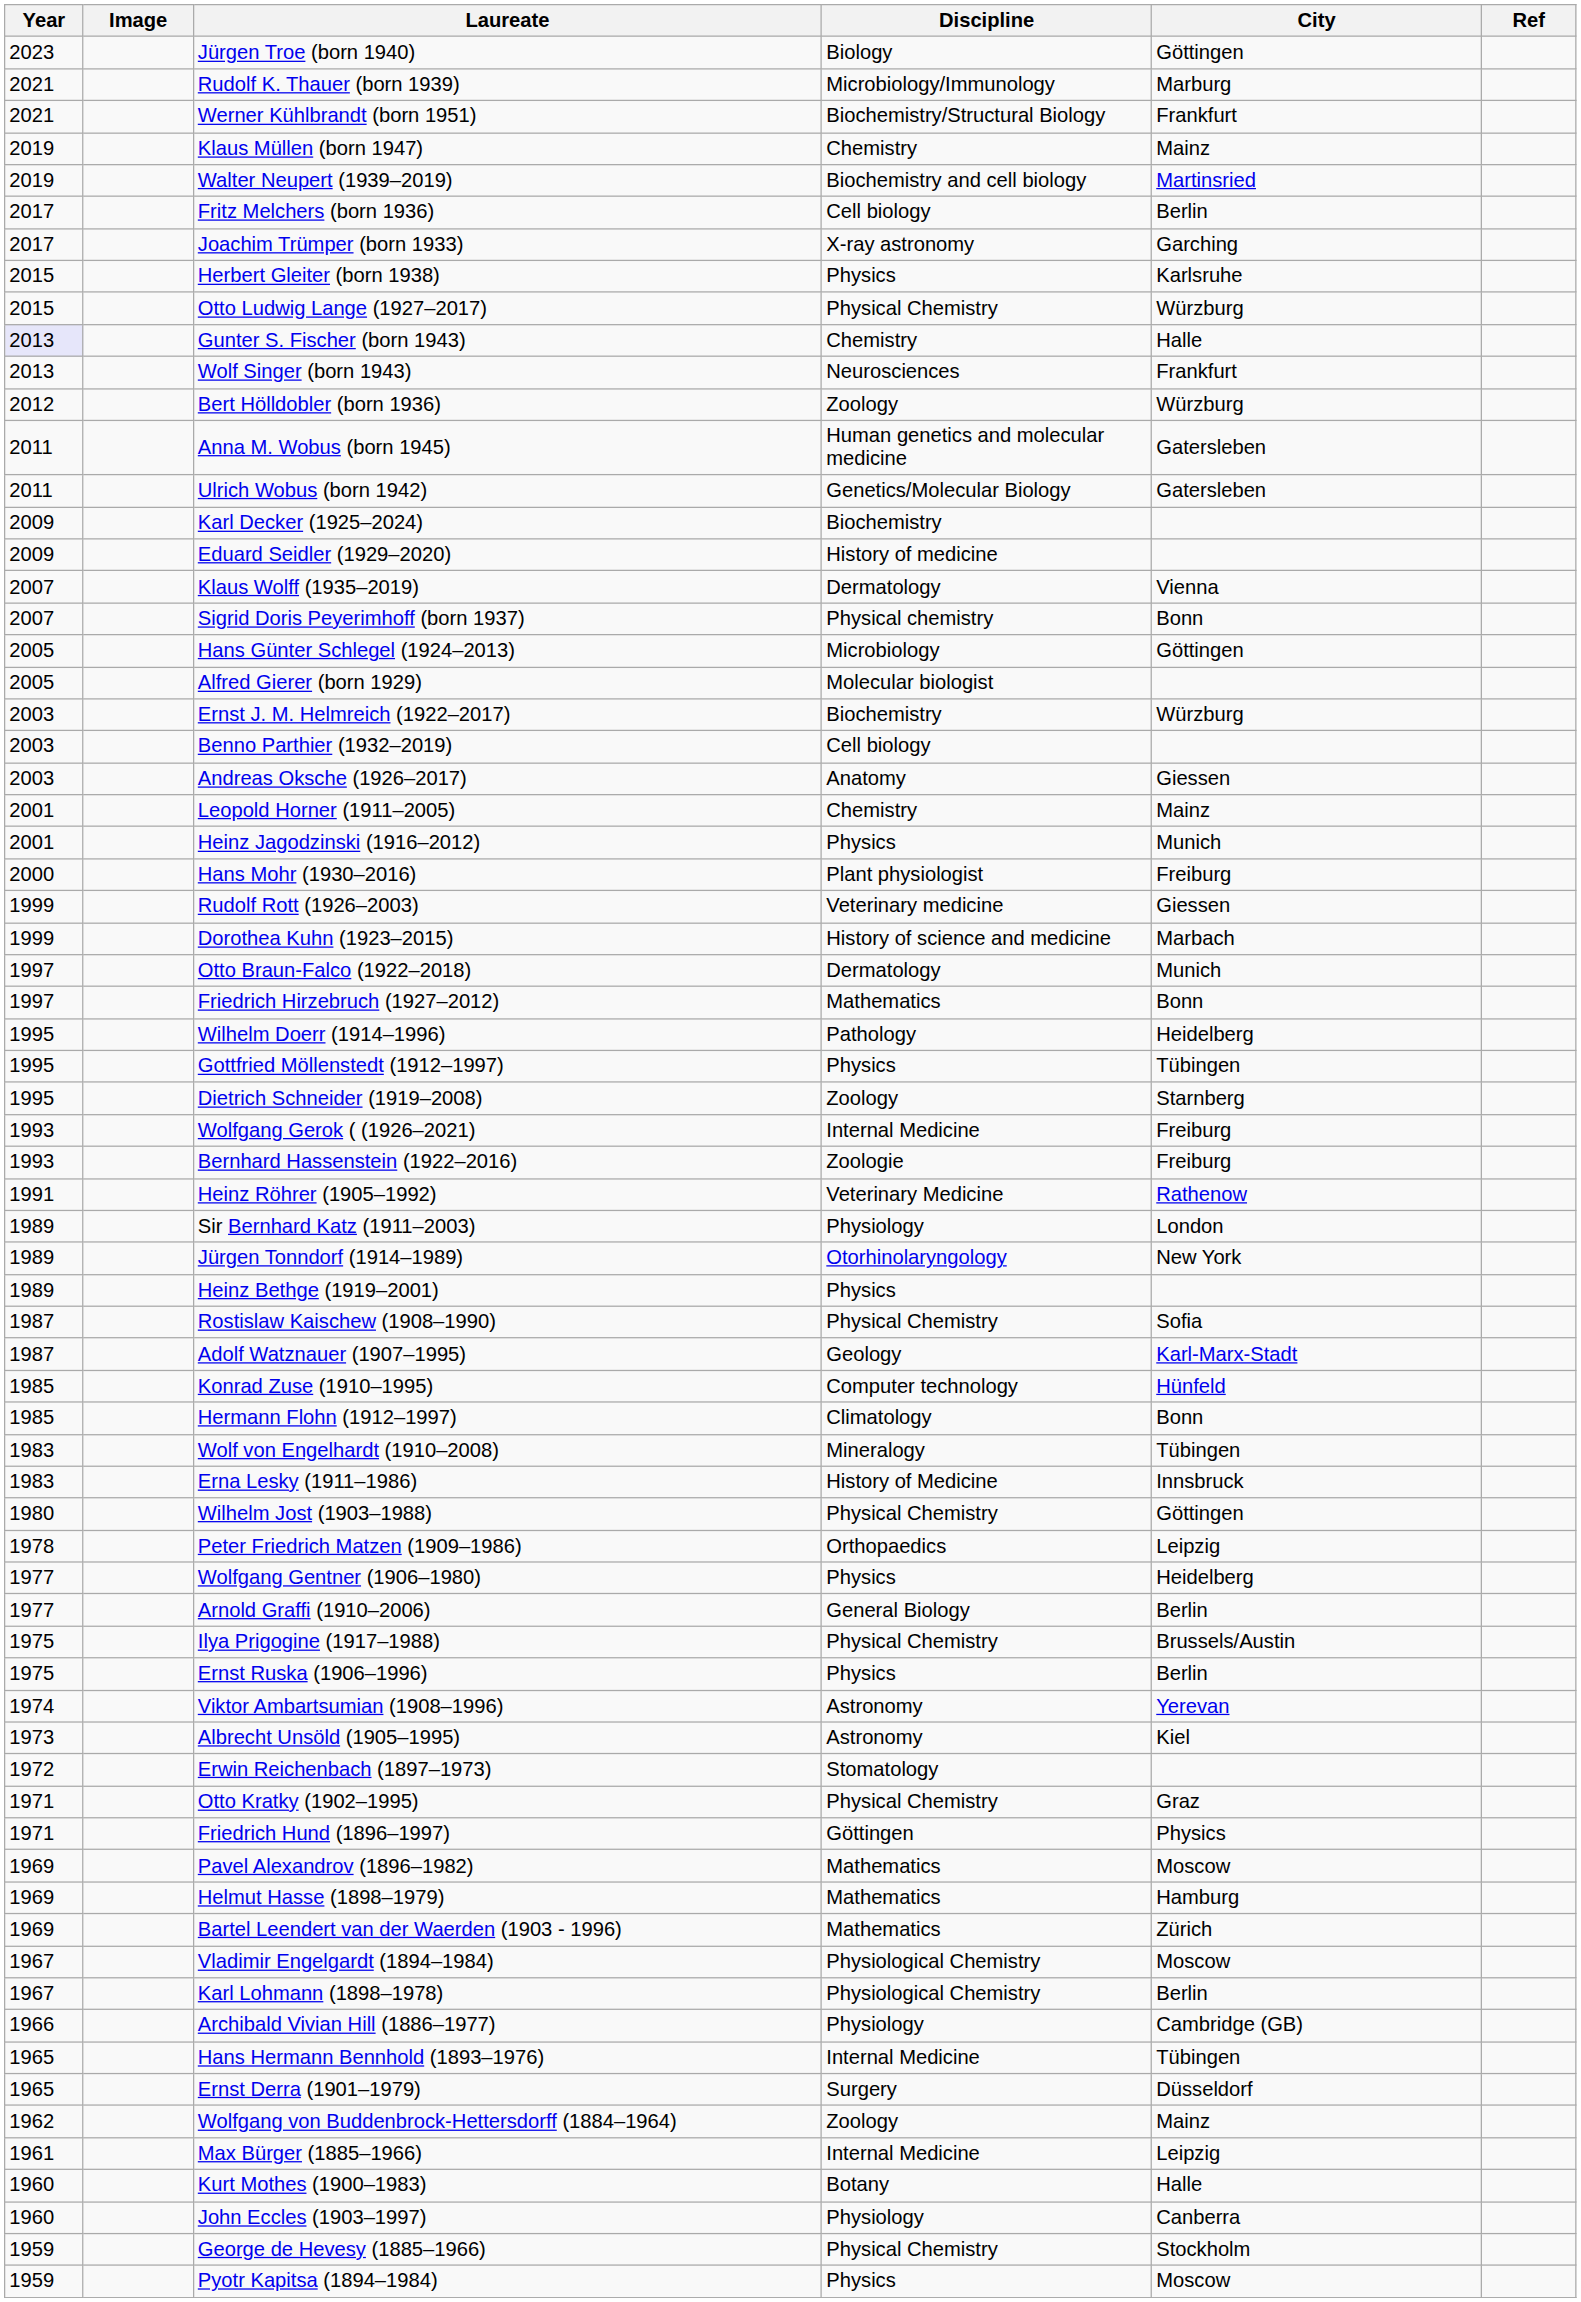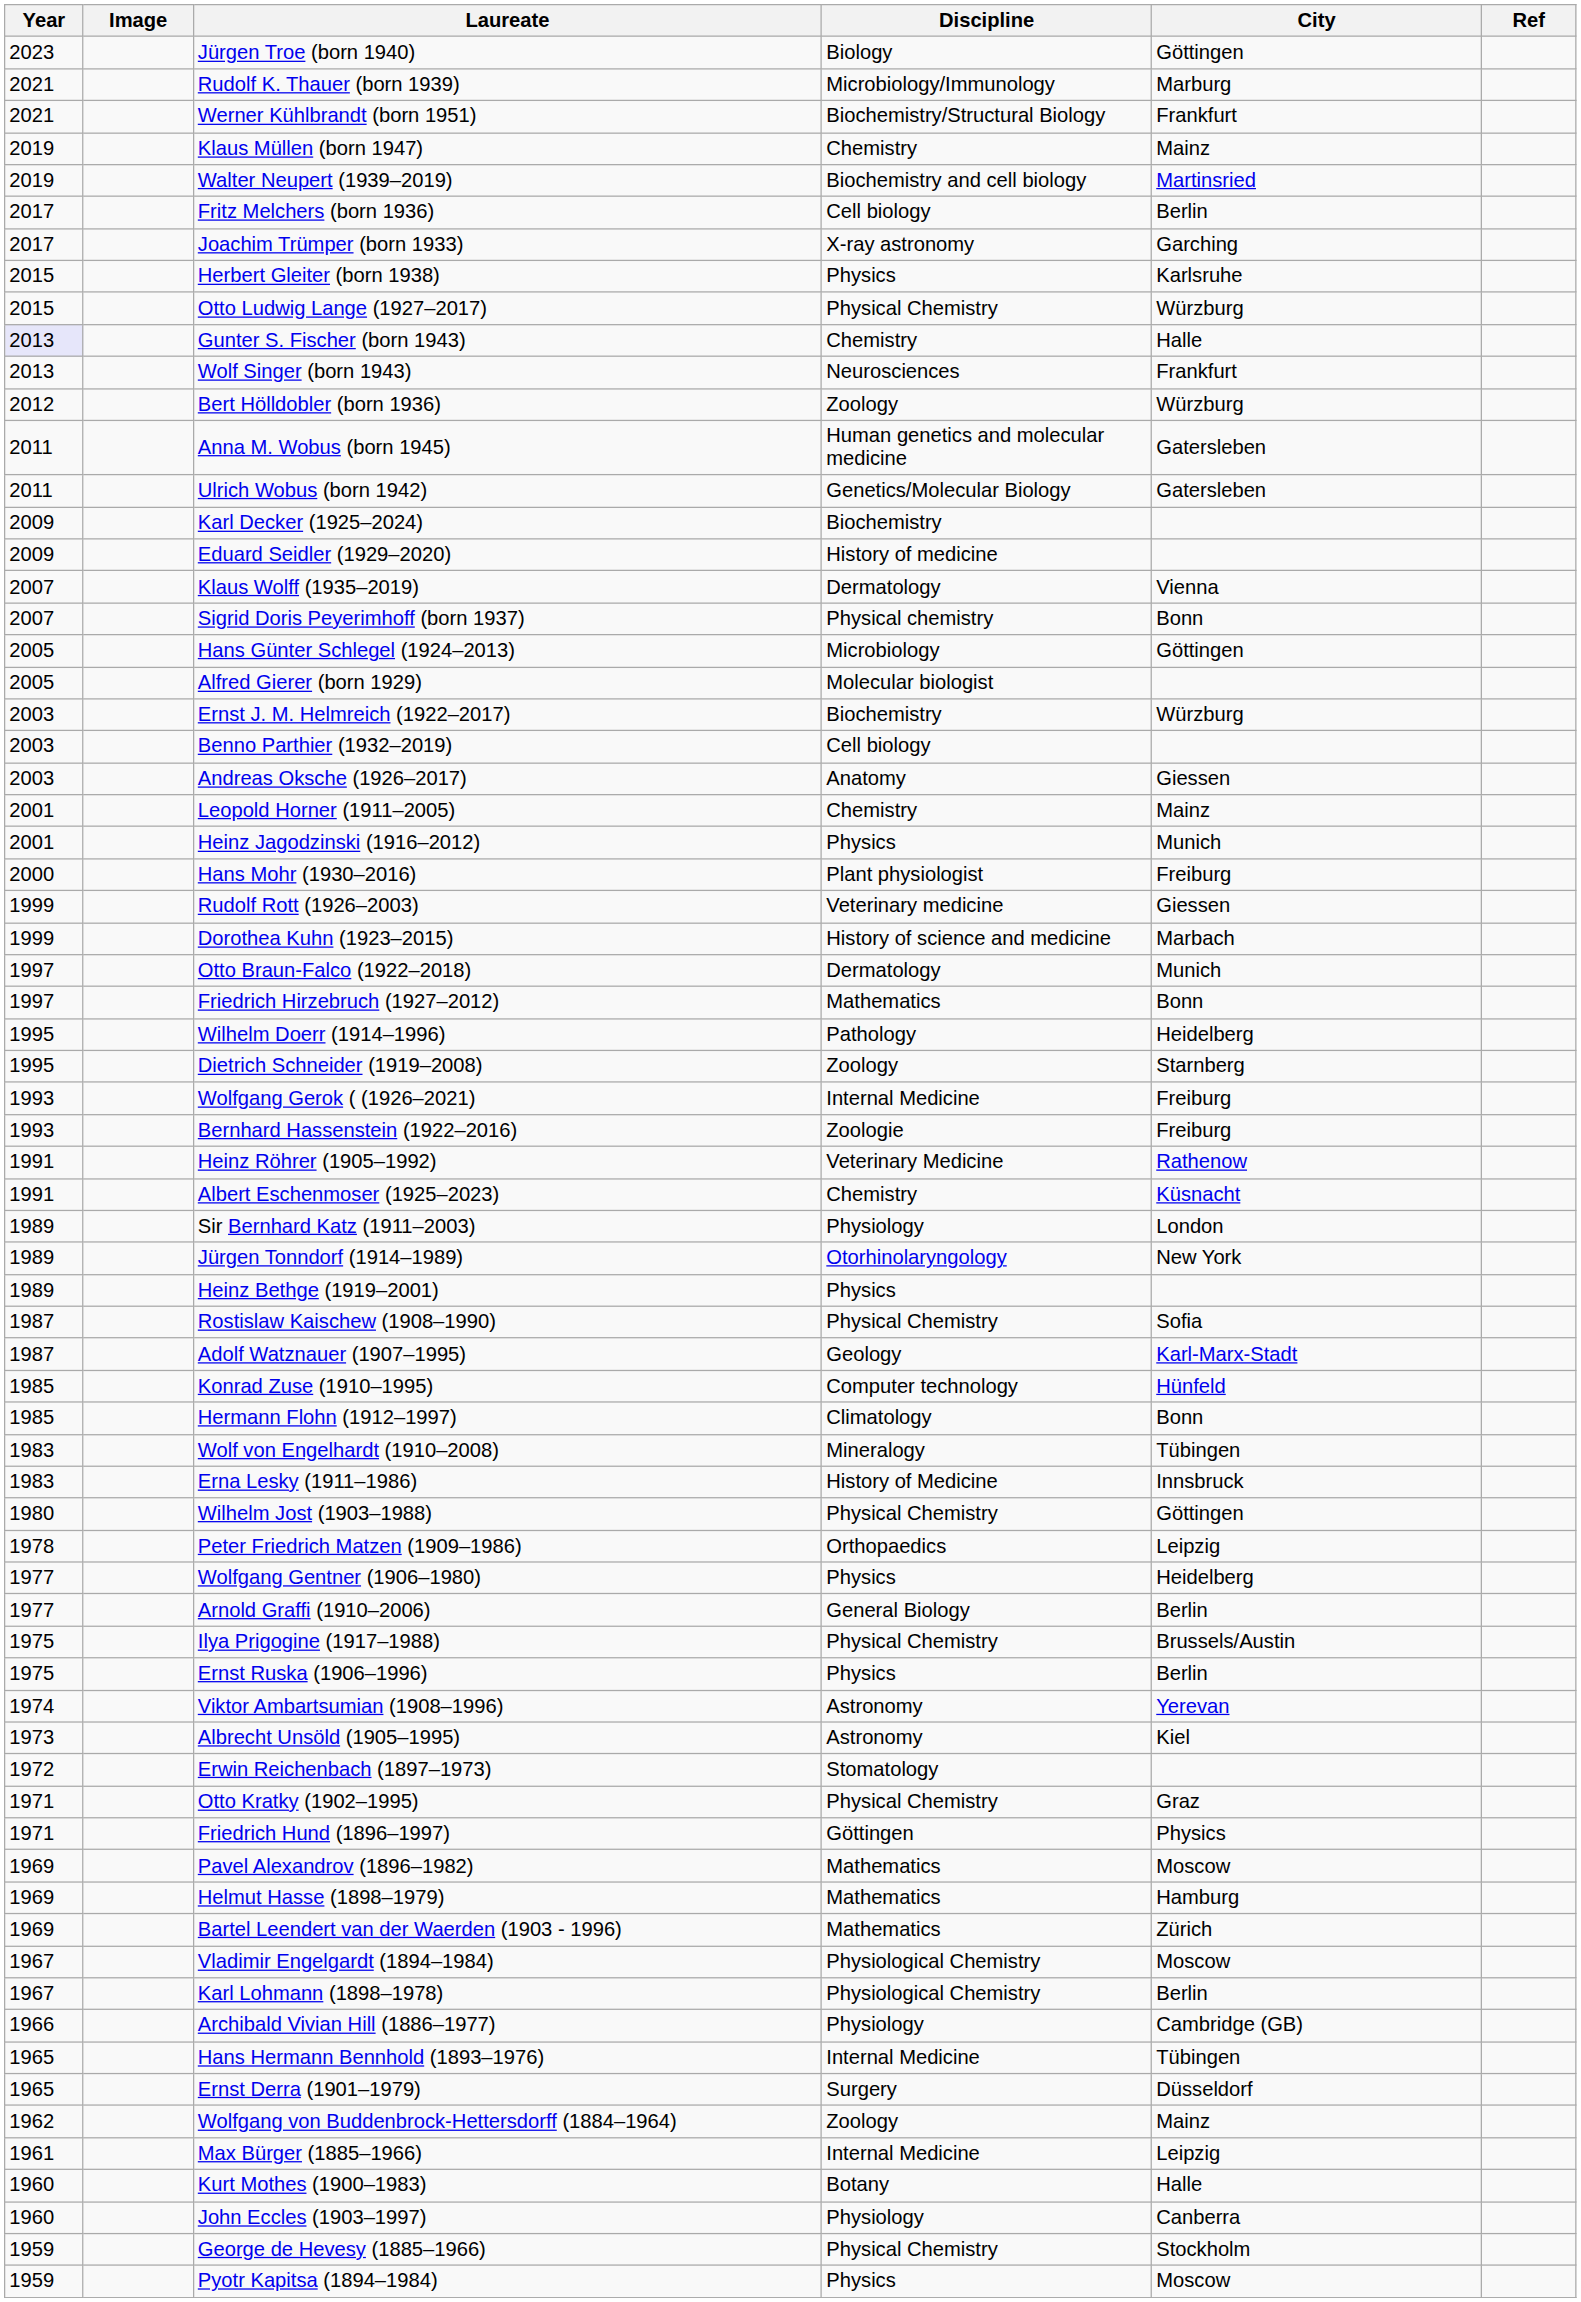- row: (351, 1066)
+ row: (349, 1194)
